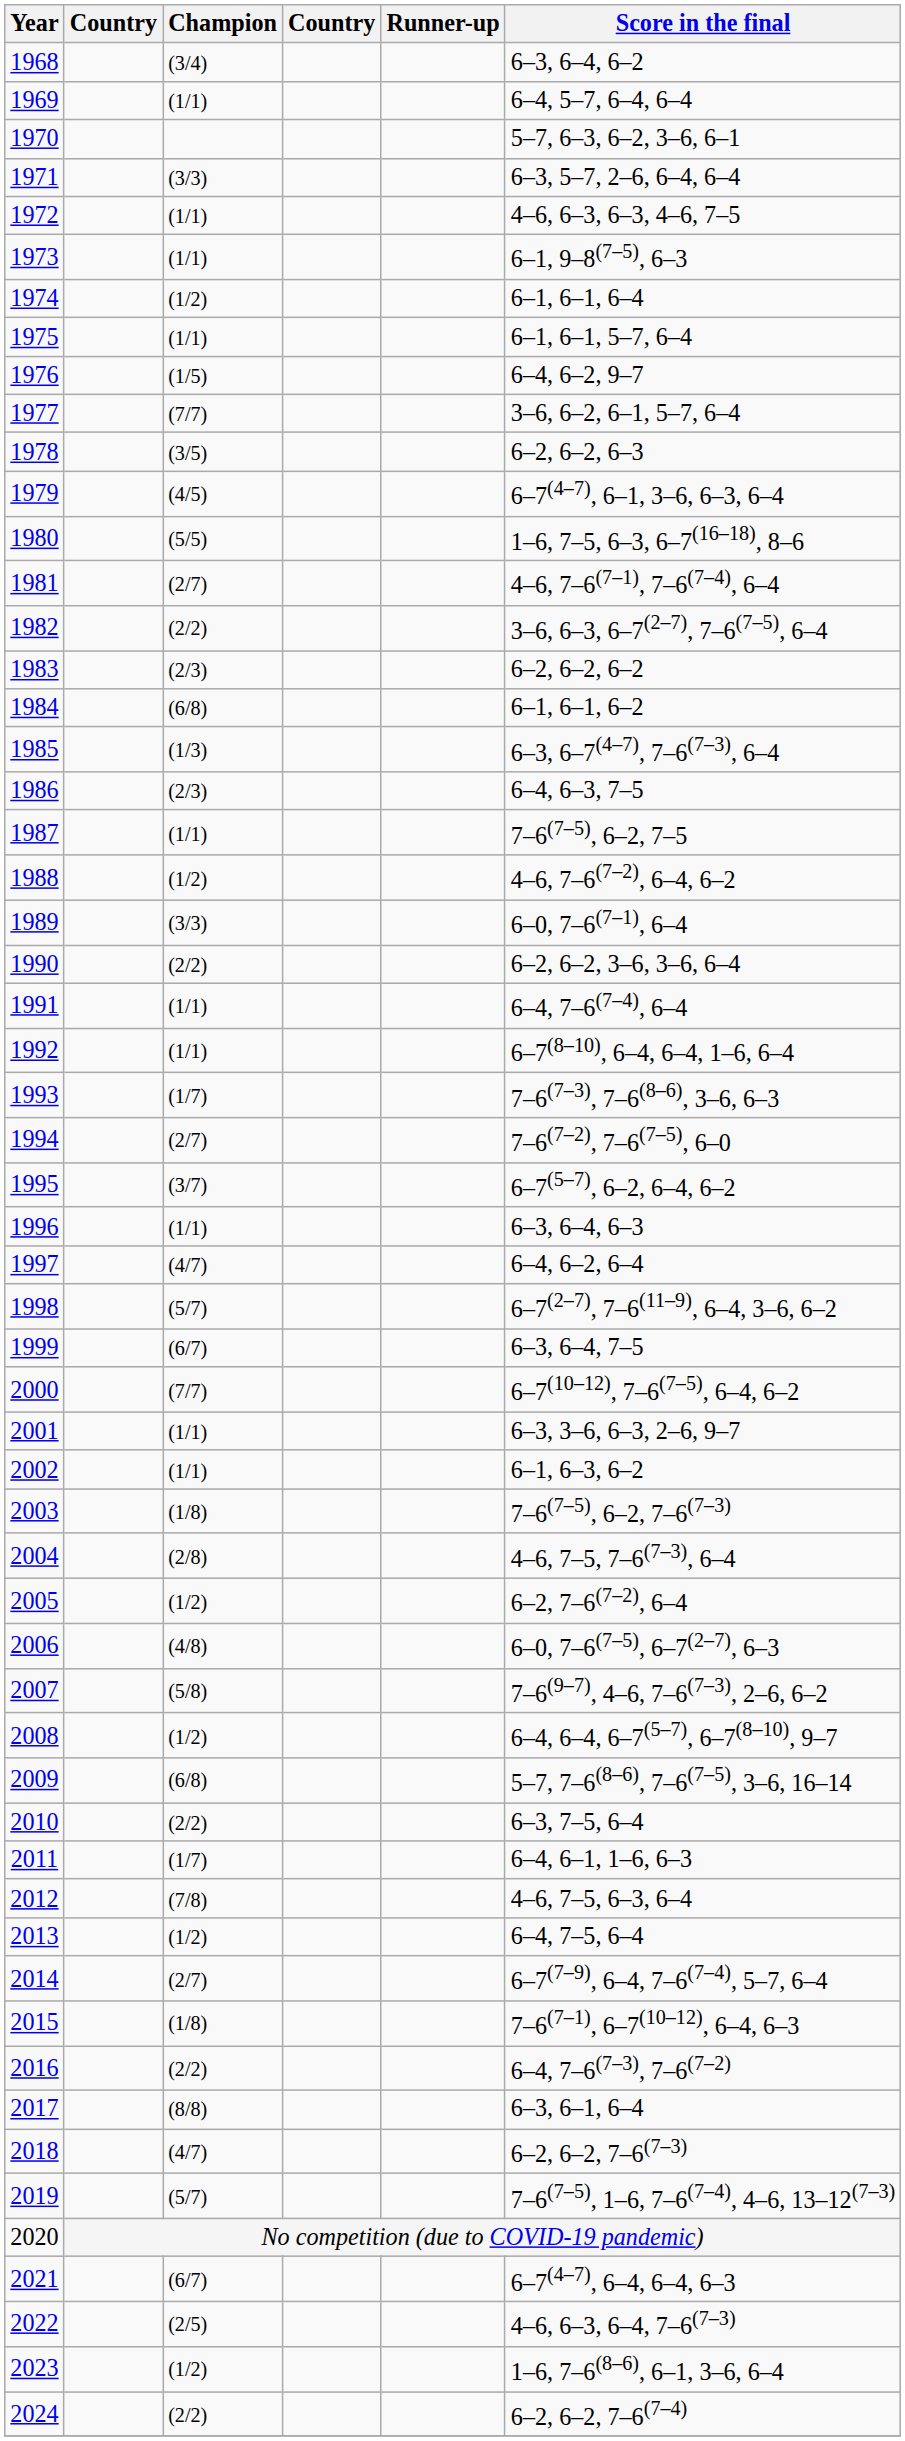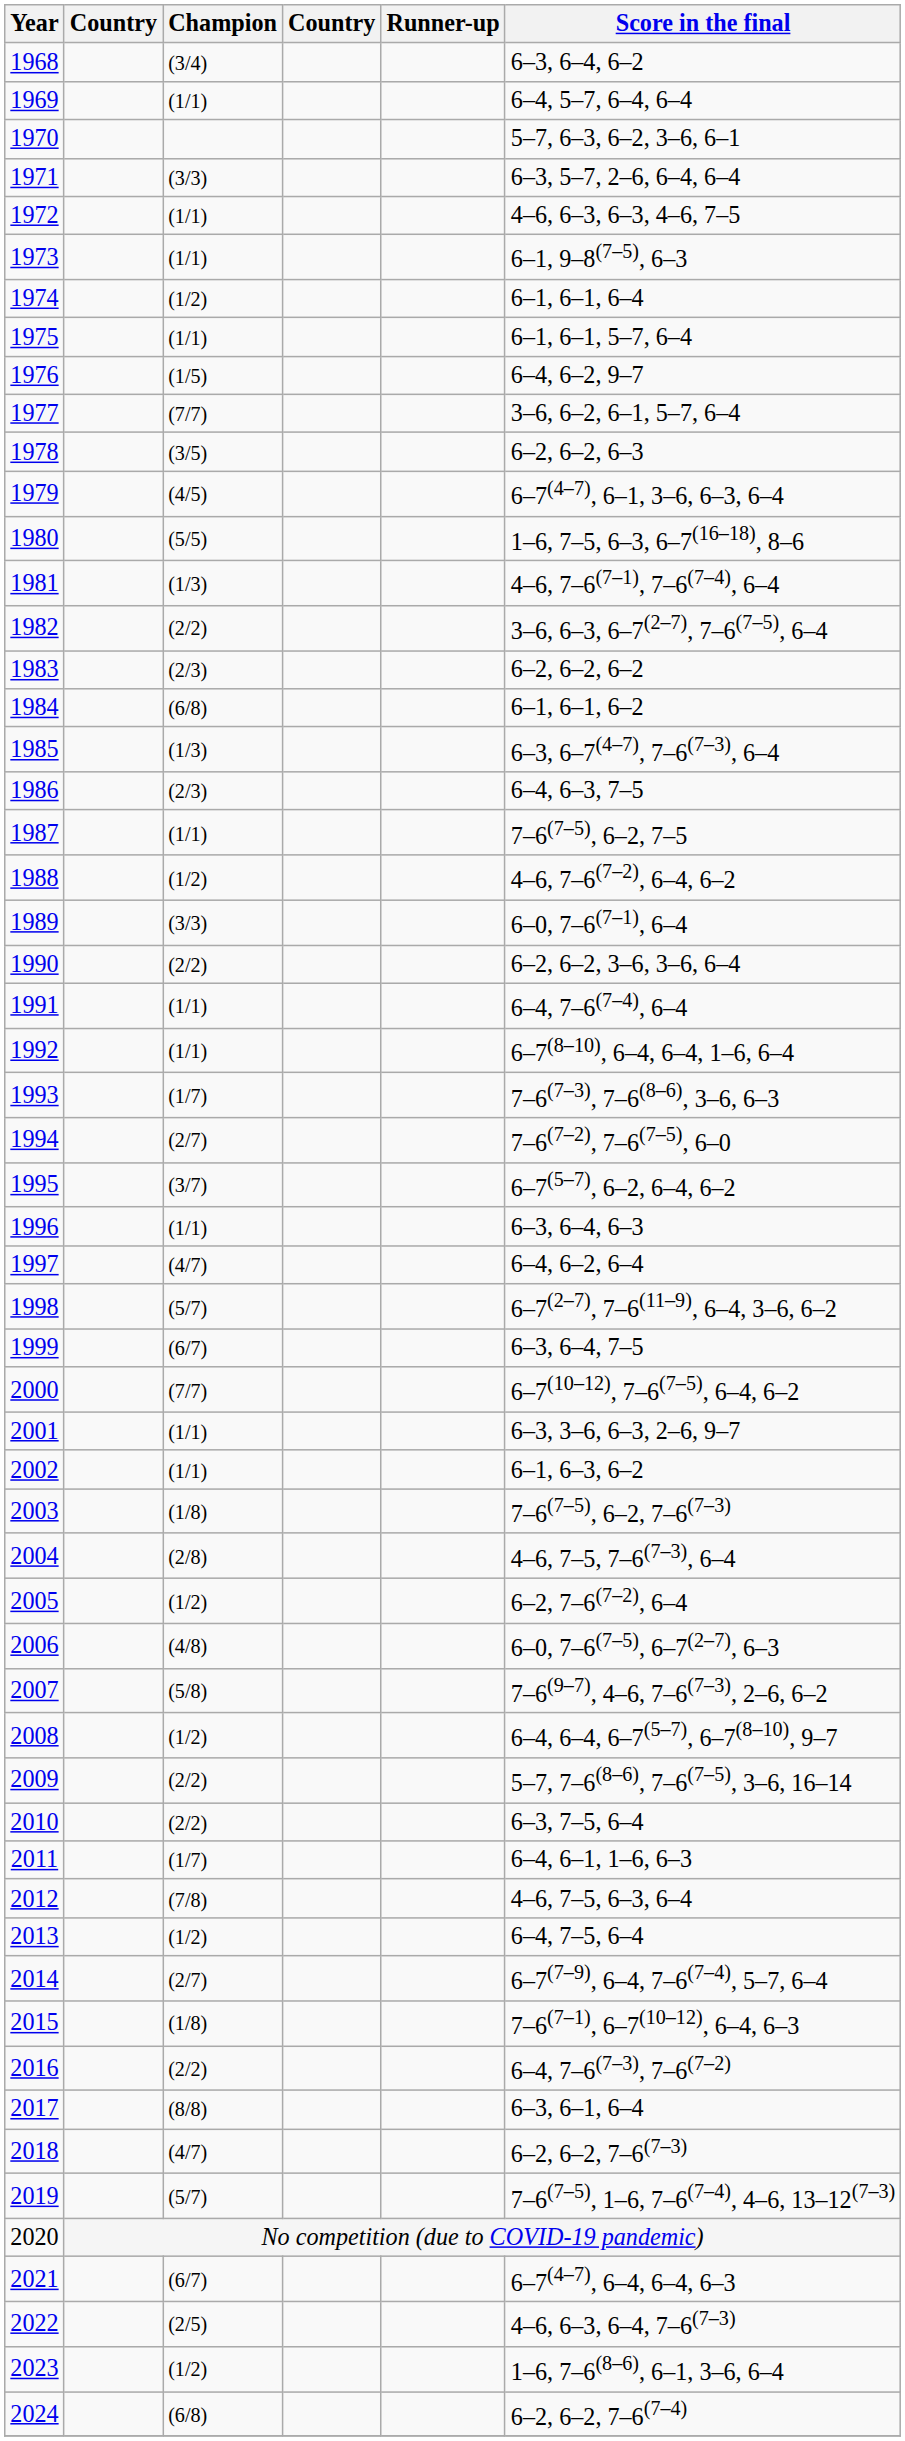(188, 584) (2/7) -> (188, 584) (1/3)
(188, 1781) (6/8) -> (188, 1781) (2/2)
(188, 2415) (2/2) -> (188, 2415) (6/8)
